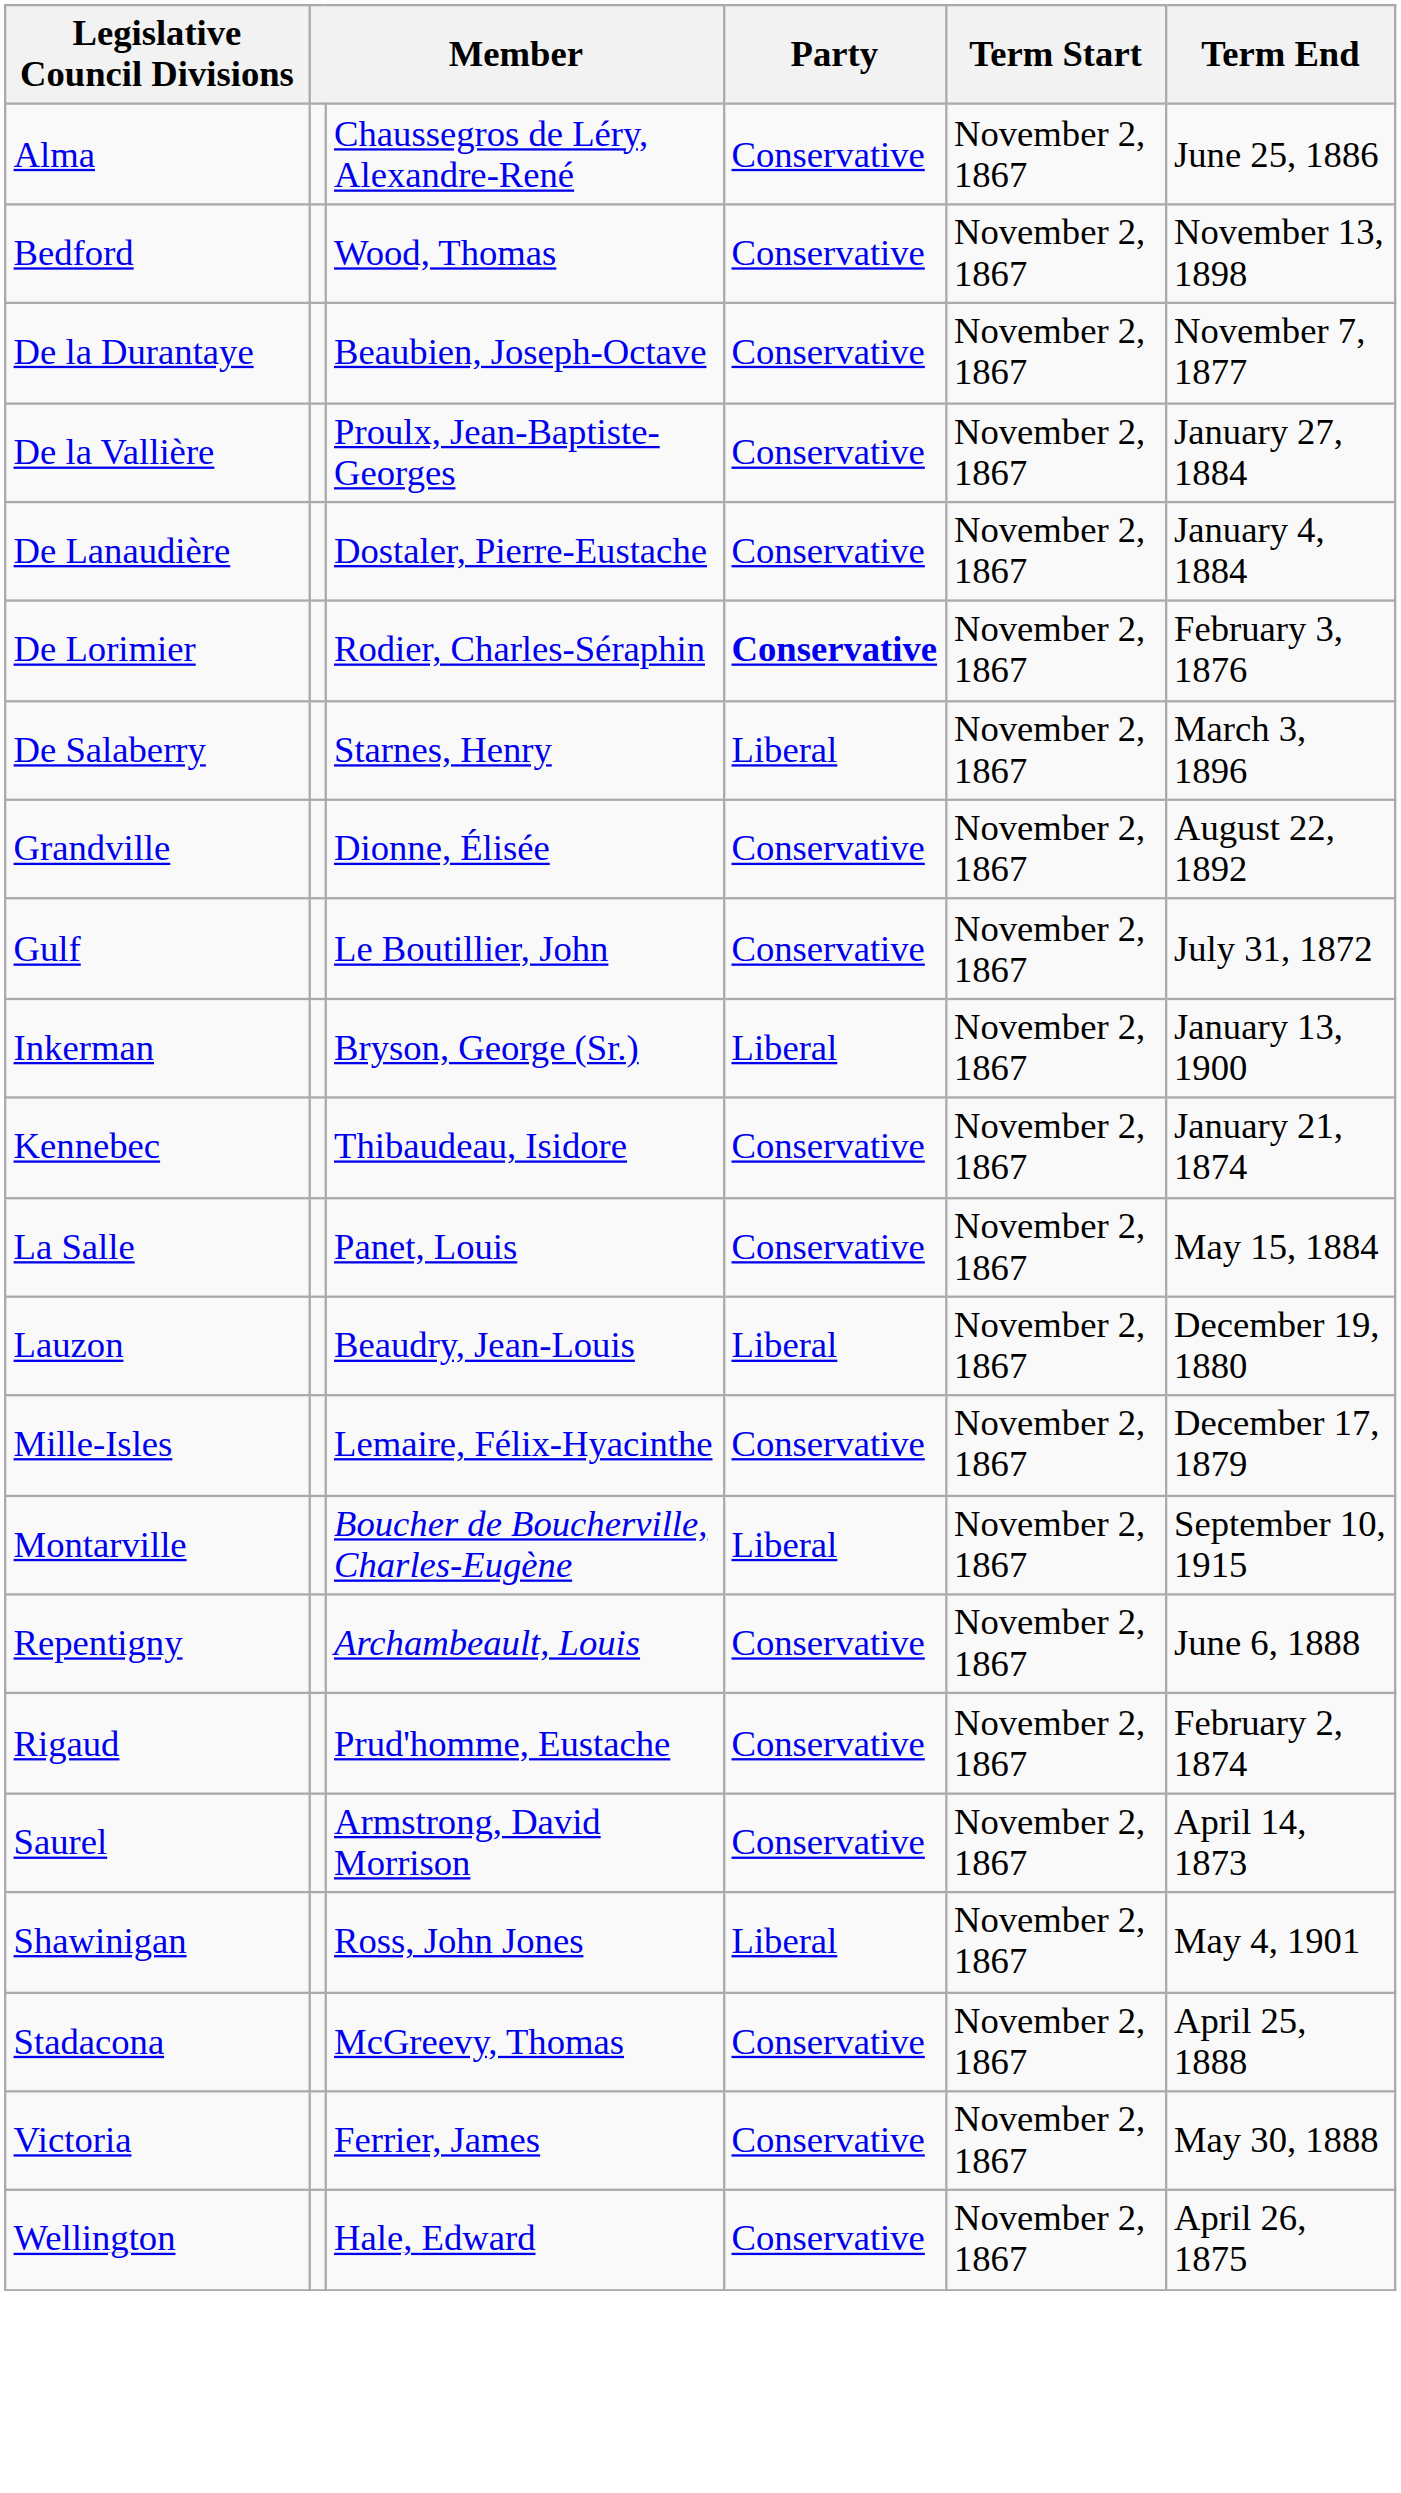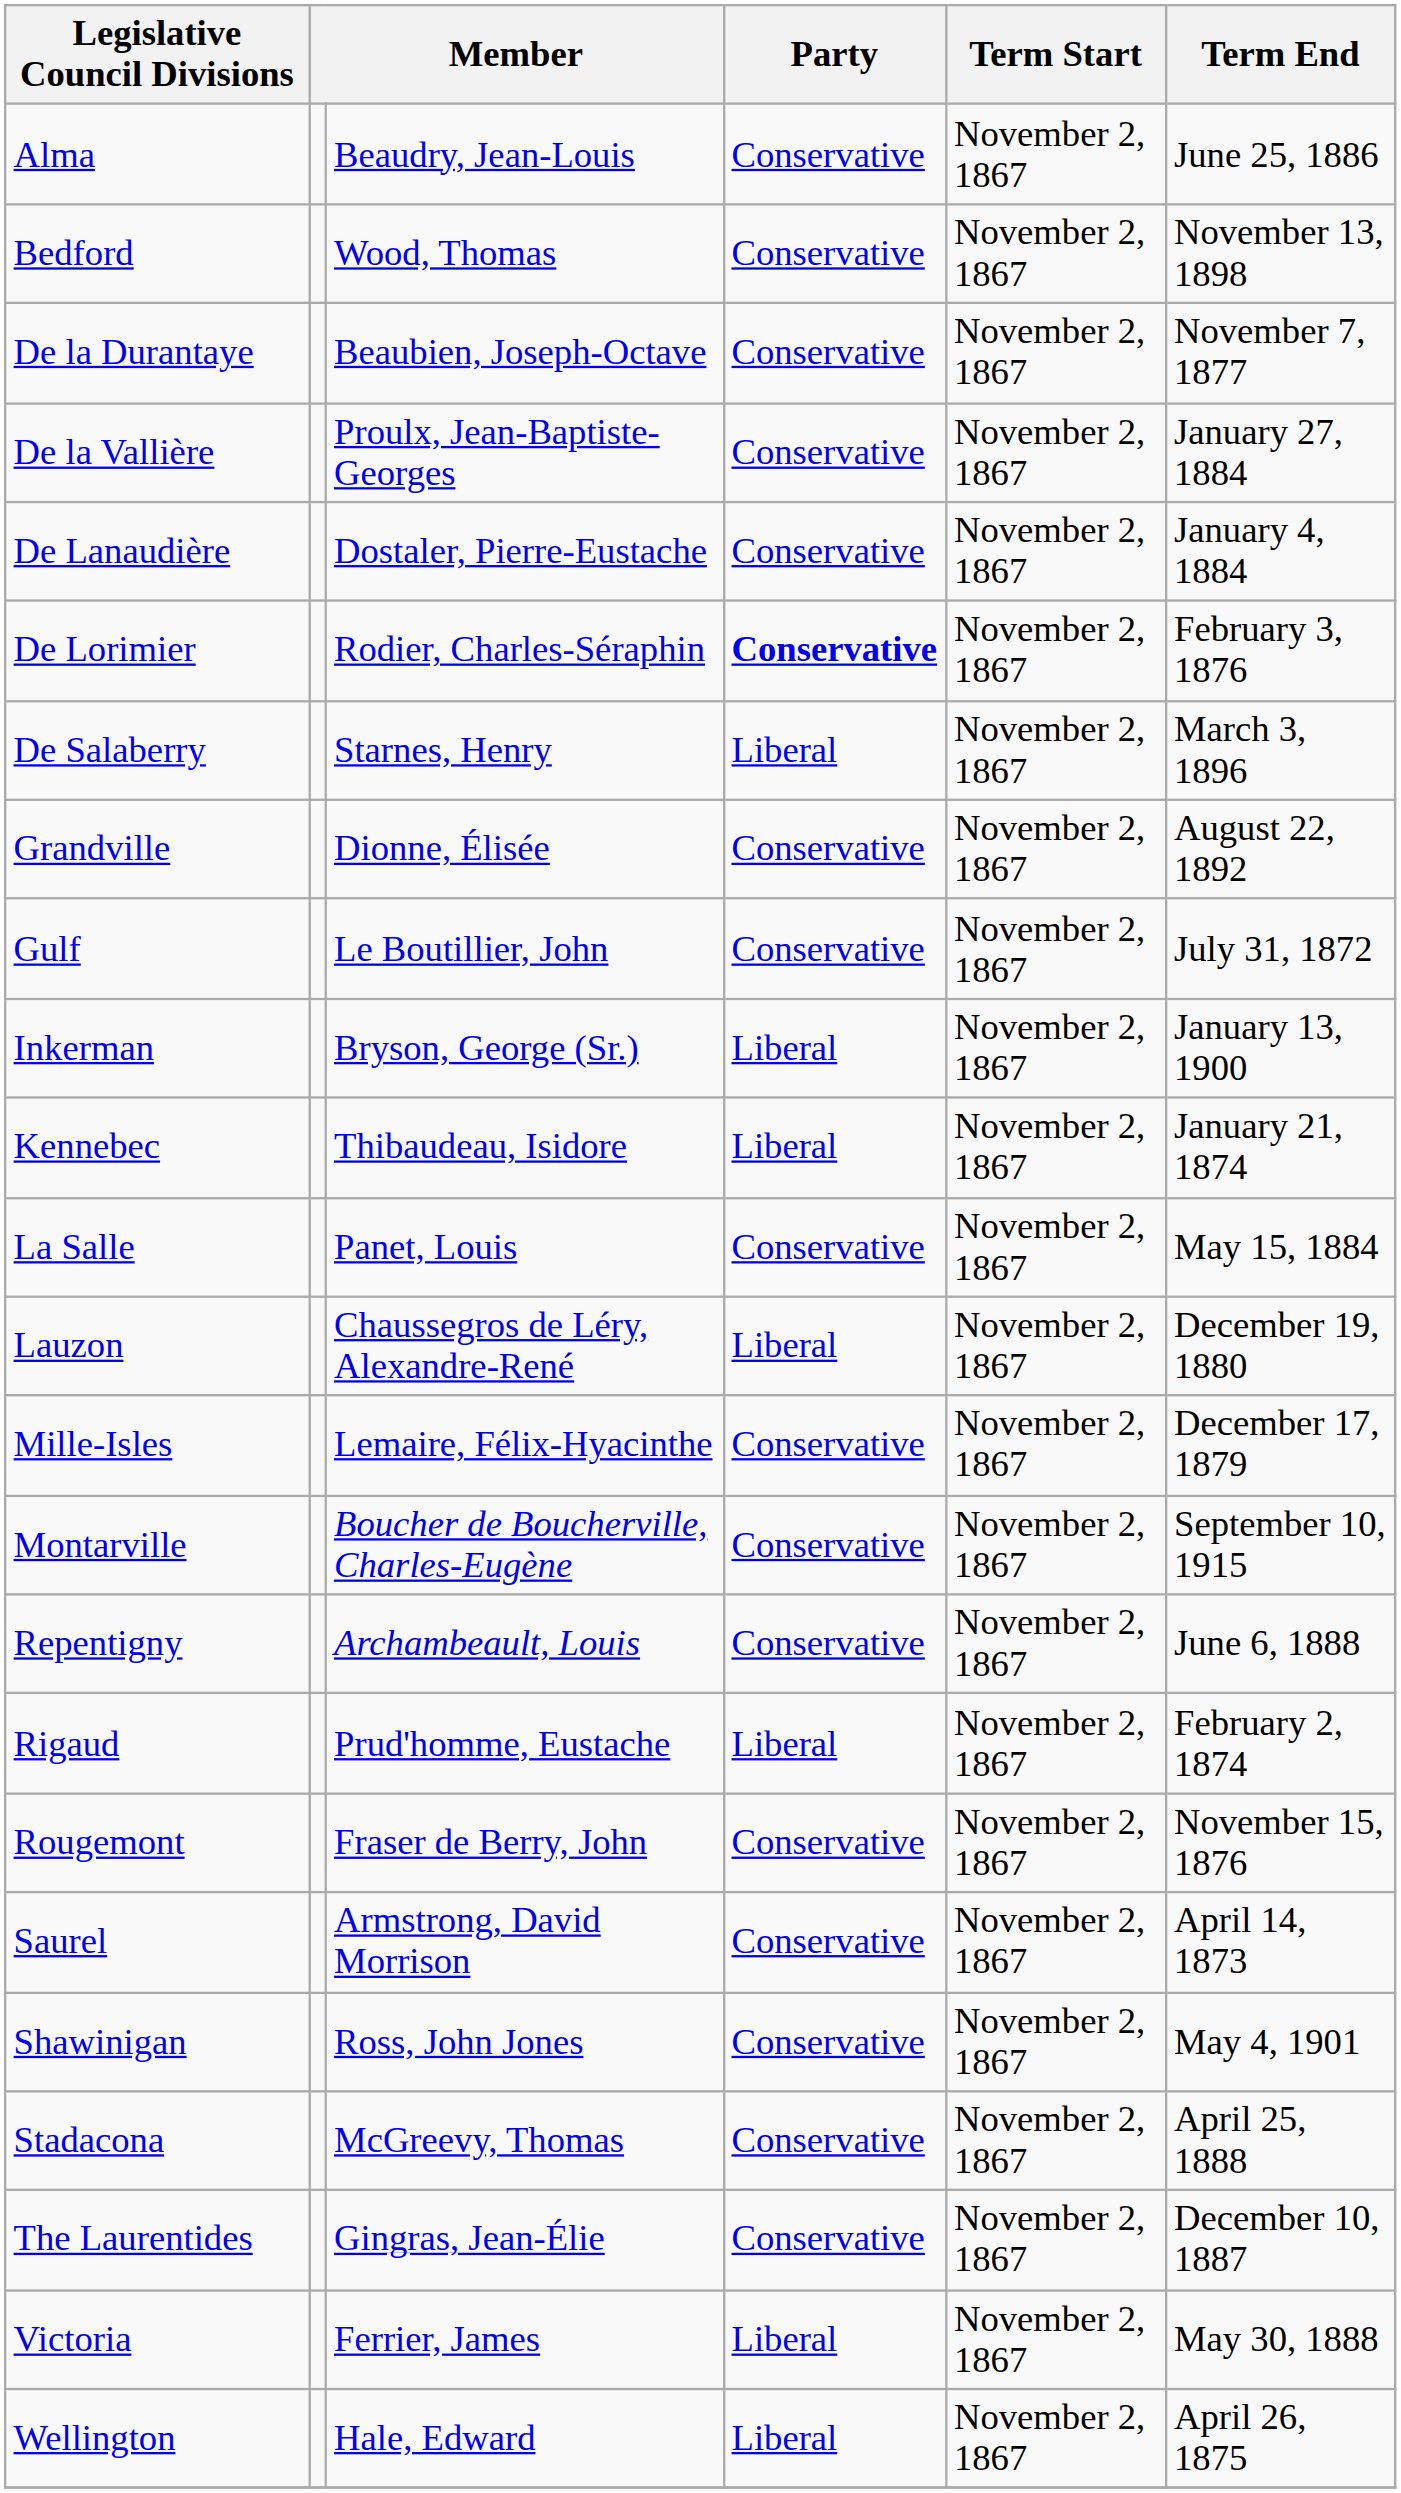(491, 153) Chaussegros de Léry, Alexandre-René -> (484, 153) Beaudry, Jean-Louis
(828, 1146) Conservative -> (784, 1146) Liberal
(484, 1345) Beaudry, Jean-Louis -> (491, 1345) Chaussegros de Léry, Alexandre-René
(784, 1544) Liberal -> (828, 1544) Conservative
(828, 1742) Conservative -> (784, 1742) Liberal
+ row: (99, 1842)
(784, 1941) Liberal -> (828, 2040) Conservative
+ row: (133, 2239)
(828, 2140) Conservative -> (784, 2338) Liberal
(828, 2239) Conservative -> (784, 2438) Liberal
